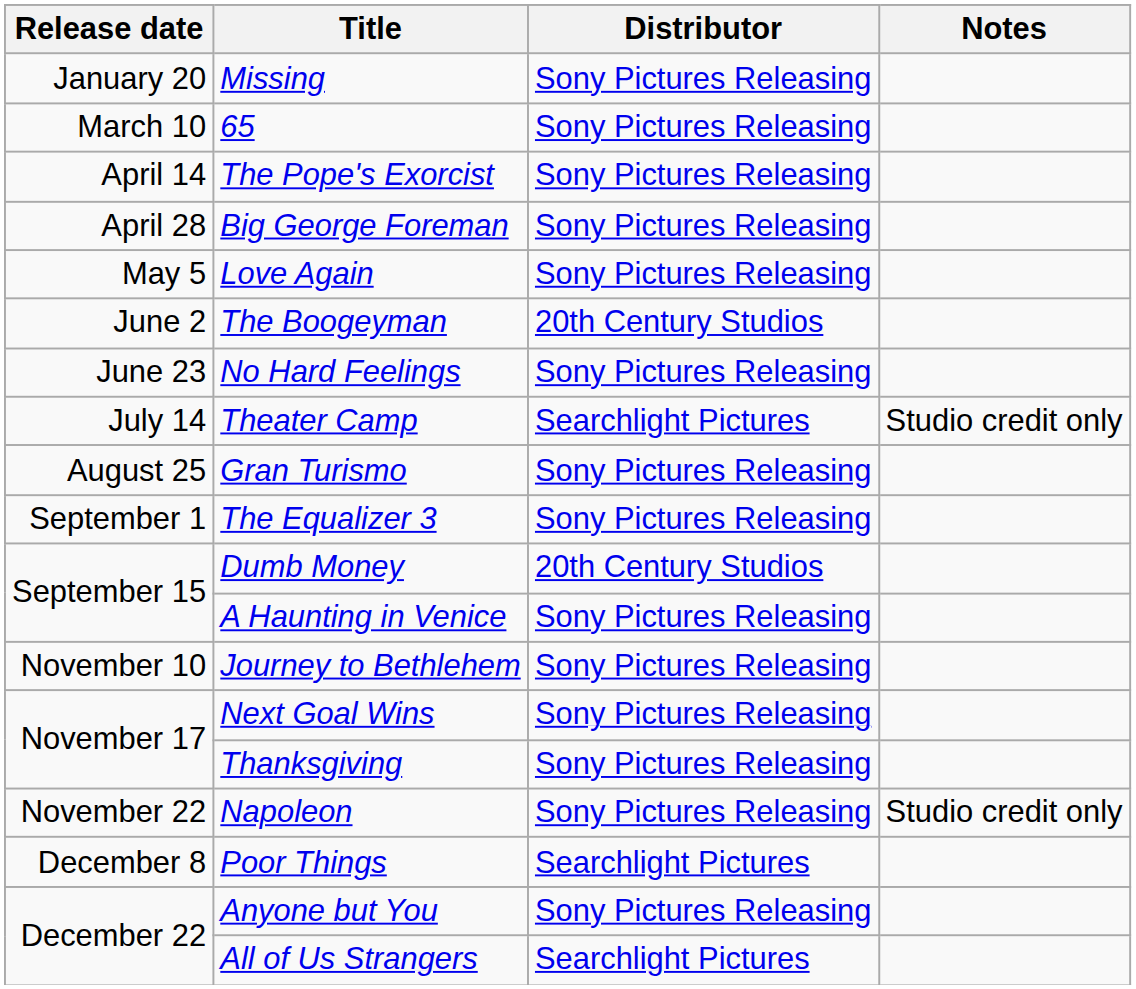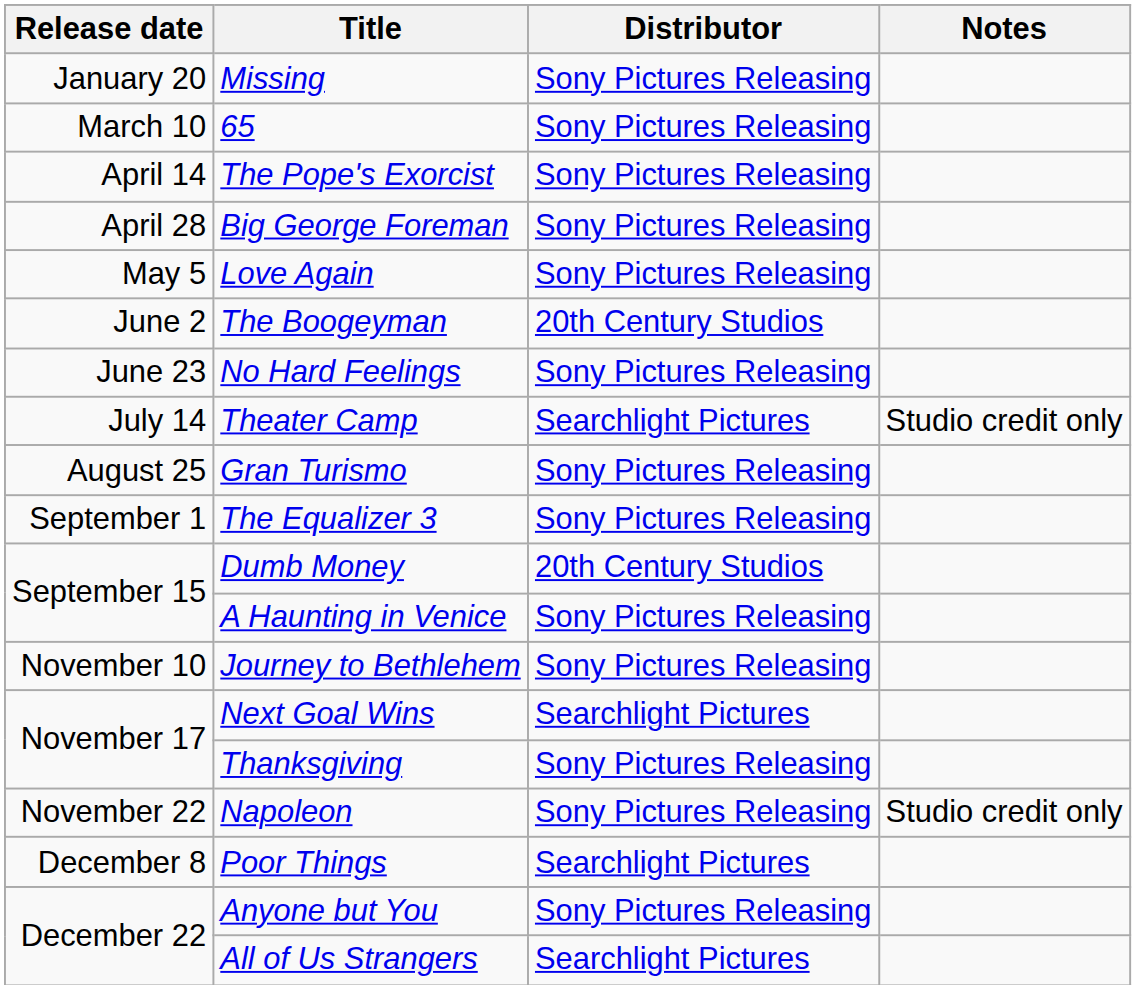(703, 714) Sony Pictures Releasing -> (672, 714) Searchlight Pictures
